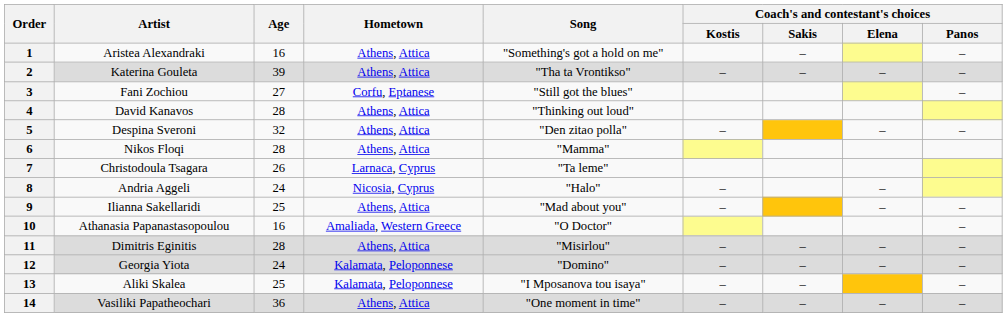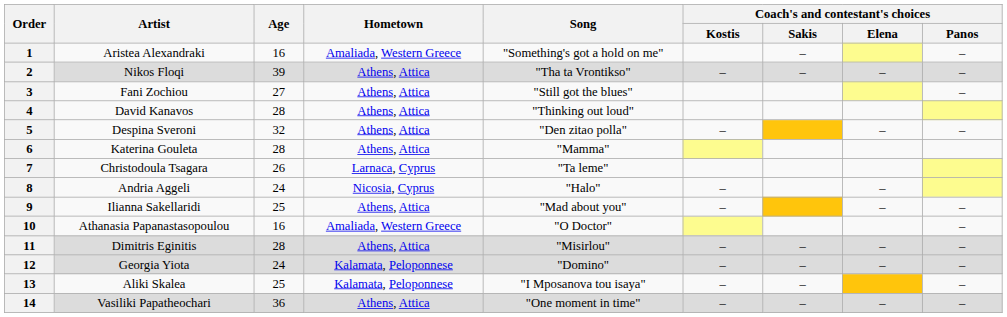(394, 53) Athens, Attica -> (394, 53) Amaliada, Western Greece
(154, 72) Katerina Gouleta -> (154, 72) Nikos Floqi
(394, 91) Corfu, Eptanese -> (394, 91) Athens, Attica
(154, 149) Nikos Floqi -> (154, 149) Katerina Gouleta
